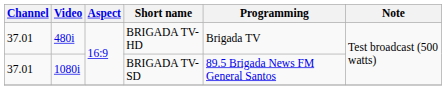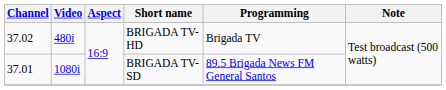(20, 38) 37.01 -> (20, 38) 37.02
